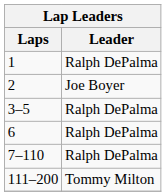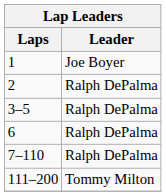(111, 62) Ralph DePalma -> (95, 62) Joe Boyer
(95, 86) Joe Boyer -> (111, 86) Ralph DePalma
